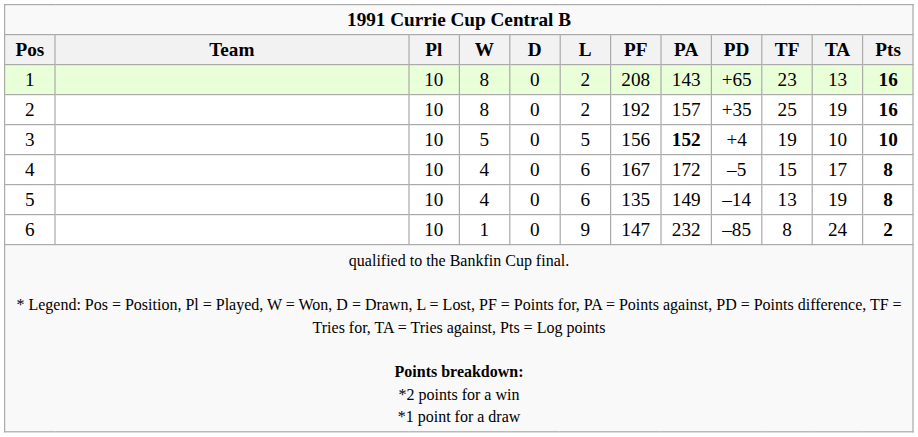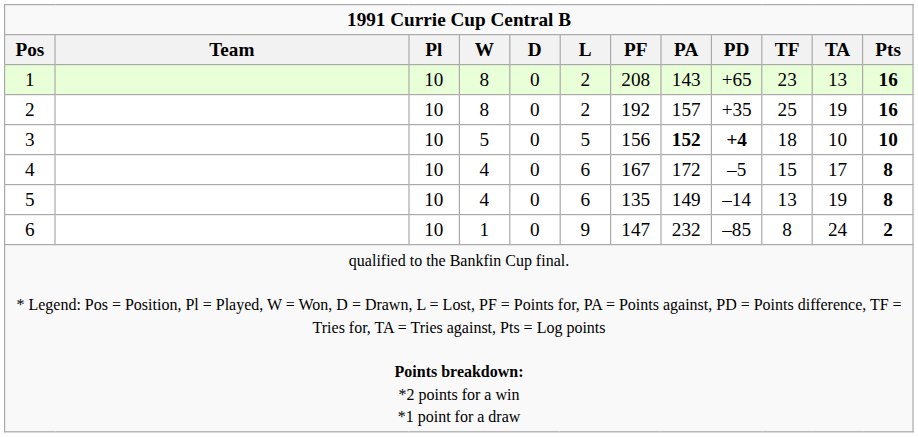(737, 139) normal -> (737, 139) bold
(787, 139) 19 -> (787, 139) 18
